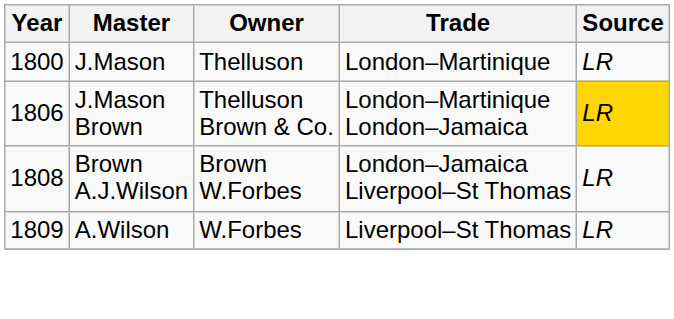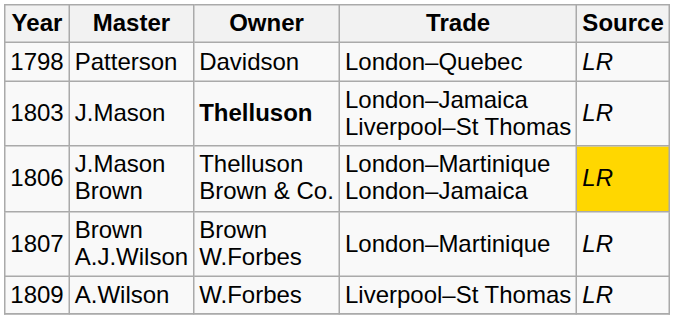+ row: (126, 61)
(37, 61) 1800 -> (37, 113) 1803
(251, 61) normal -> (256, 113) bold
(448, 61) London–Martinique -> (458, 113) London–Jamaica Liverpool–St Thomas
(37, 178) 1808 -> (37, 243) 1807
(458, 178) London–Jamaica Liverpool–St Thomas -> (448, 243) London–Martinique
